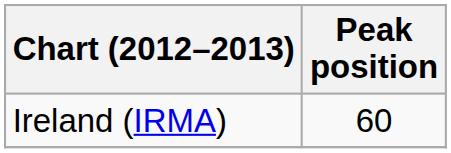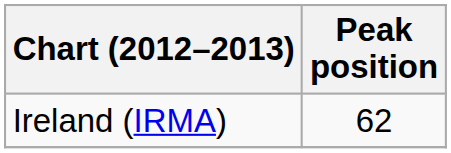(374, 119) 60 -> (374, 119) 62
